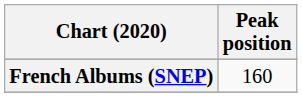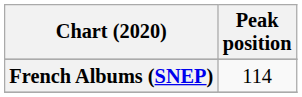(257, 75) 160 -> (257, 75) 114
